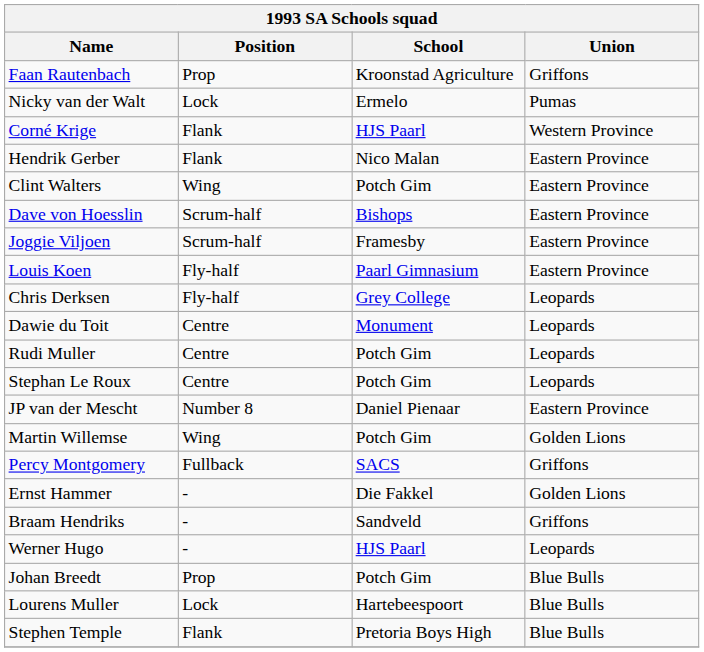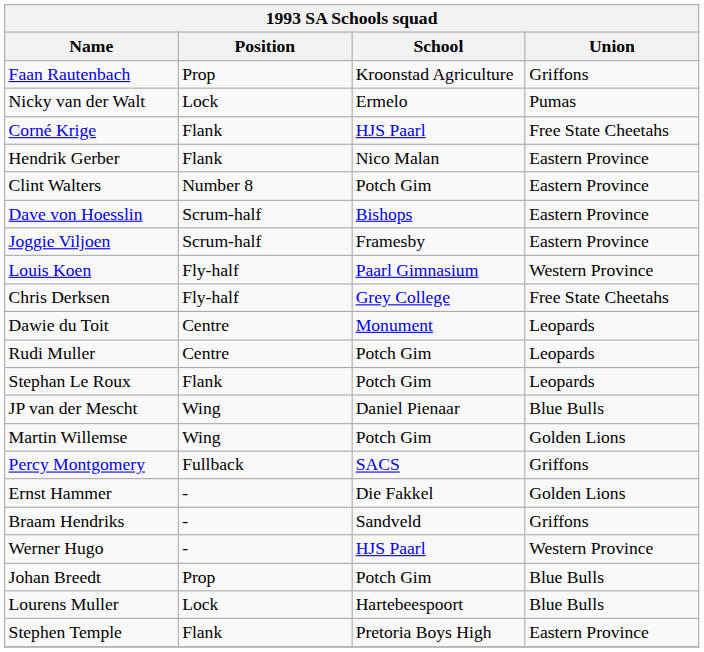(591, 130) Western Province -> (599, 130) Free State Cheetahs
(201, 185) Wing -> (218, 185) Number 8
(589, 269) Eastern Province -> (591, 269) Western Province
(562, 297) Leopards -> (599, 297) Free State Cheetahs
(206, 381) Centre -> (202, 381) Flank
(218, 409) Number 8 -> (201, 409) Wing
(589, 409) Eastern Province -> (567, 409) Blue Bulls
(562, 548) Leopards -> (591, 548) Western Province
(567, 632) Blue Bulls -> (589, 632) Eastern Province
